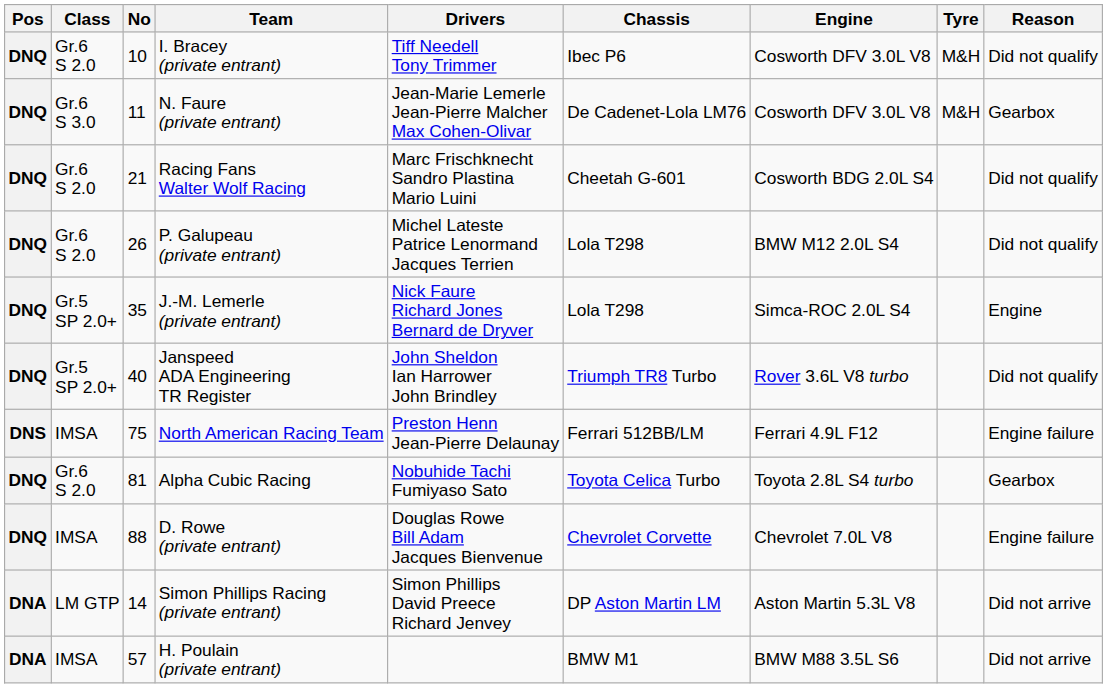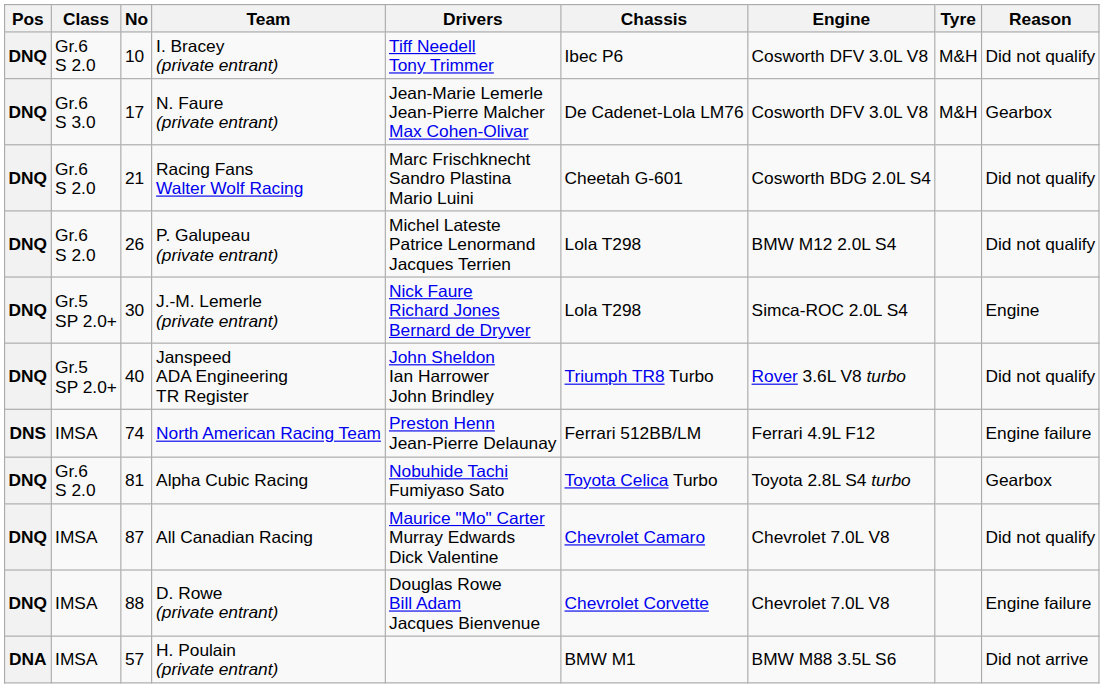(137, 112) 11 -> (135, 112) 17
(137, 311) 35 -> (135, 311) 30
(137, 433) 75 -> (135, 433) 74
+ row: (235, 537)
- row: (243, 603)
